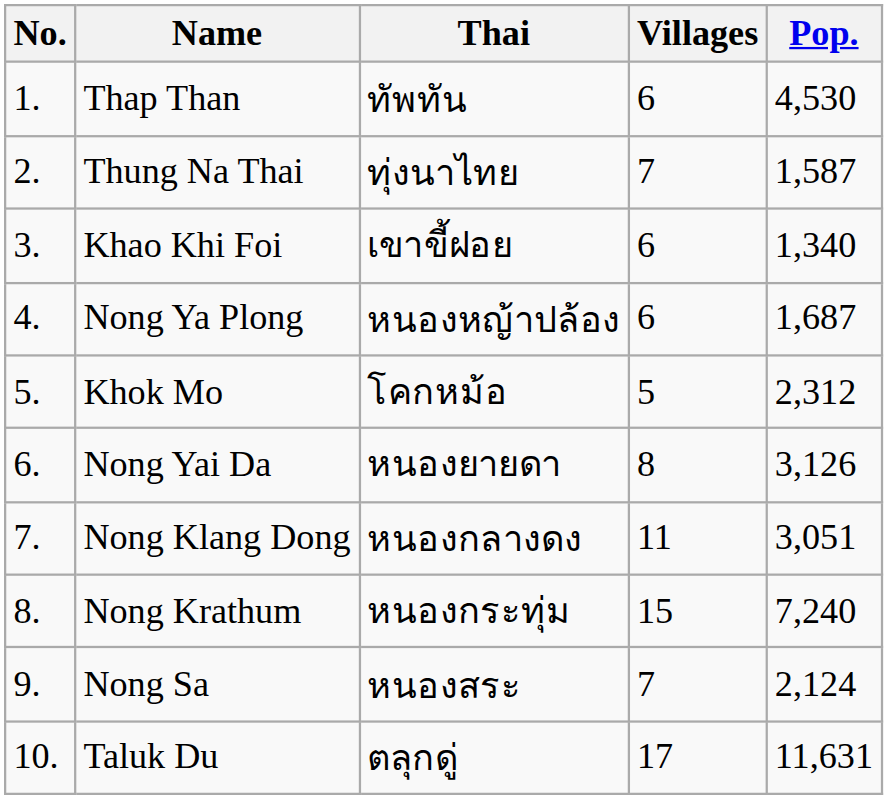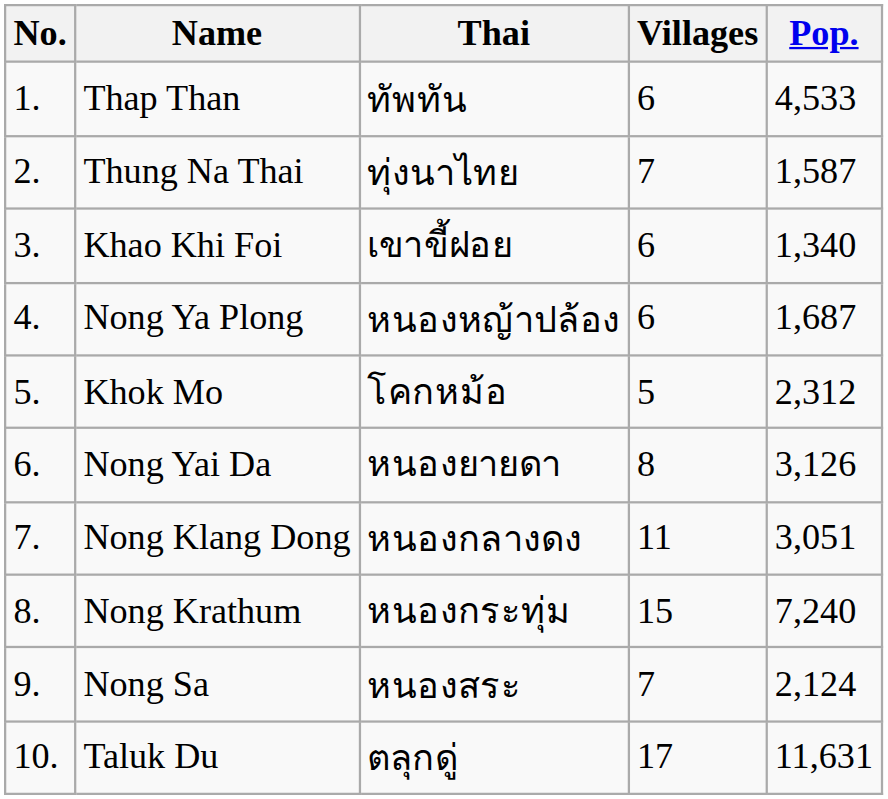(816, 98) 4,530 -> (816, 98) 4,533
